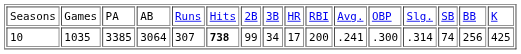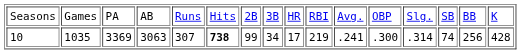(119, 37) 3385 -> (119, 37) 3369
(153, 37) 3064 -> (153, 37) 3063
(319, 37) 200 -> (319, 37) 219
(501, 37) 425 -> (501, 37) 428
